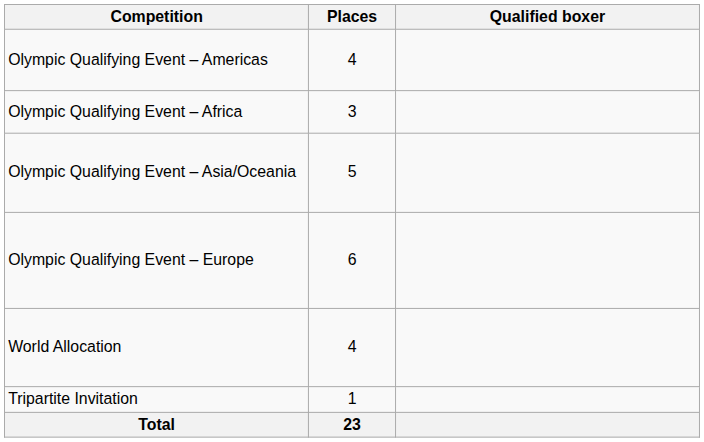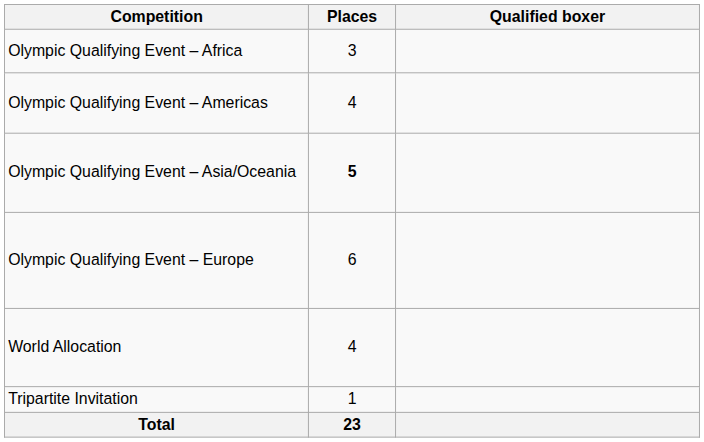rows swapped: (125, 111) <-> (138, 60)
(352, 172) normal -> (352, 172) bold
